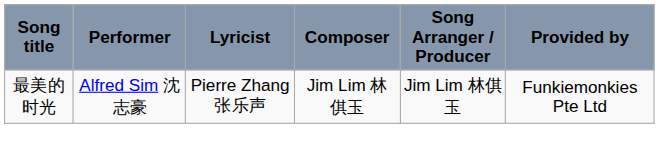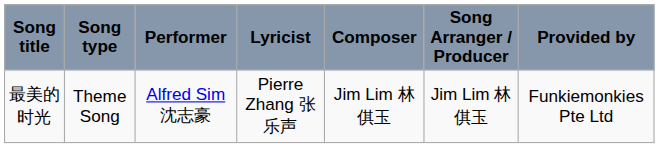+ column: (100, 37)
